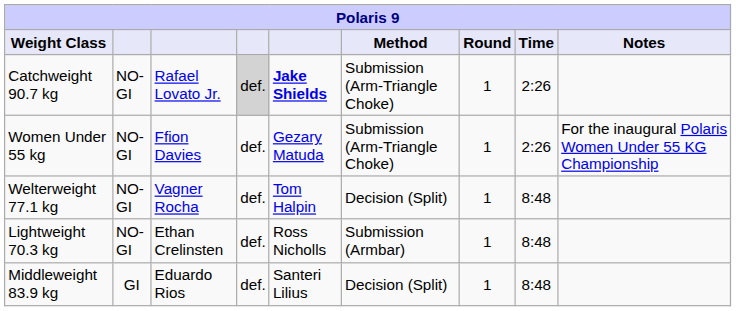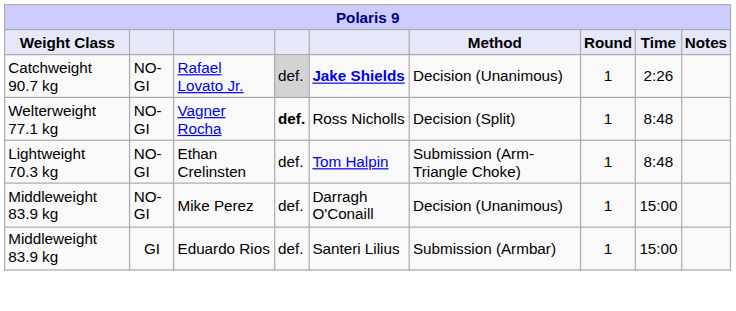(391, 85) Submission (Arm-Triangle Choke) -> (488, 76) Decision (Unanimous)
- row: (178, 146)
(253, 198) normal -> (292, 119) bold
(294, 198) Tom Halpin -> (358, 119) Ross Nicholls
(300, 241) Ross Nicholls -> (350, 162) Tom Halpin
(384, 241) Submission (Armbar) -> (473, 162) Submission (Arm-Triangle Choke)
+ row: (216, 205)
(396, 284) Decision (Split) -> (484, 248) Submission (Armbar)
(536, 284) 8:48 -> (658, 248) 15:00
